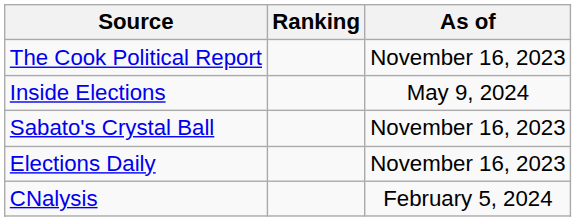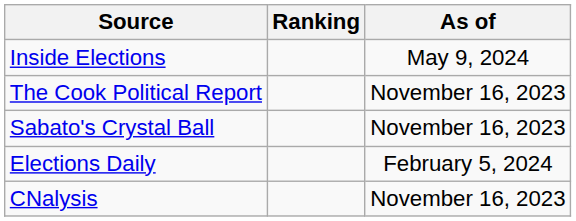rows swapped: (136, 57) <-> (88, 92)
(468, 163) November 16, 2023 -> (468, 163) February 5, 2024
(468, 198) February 5, 2024 -> (468, 198) November 16, 2023
